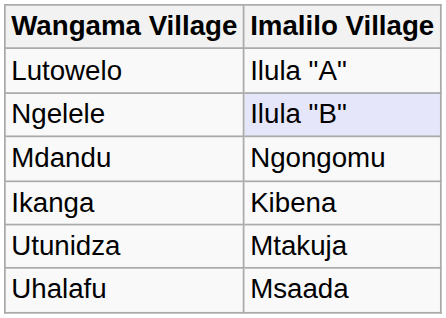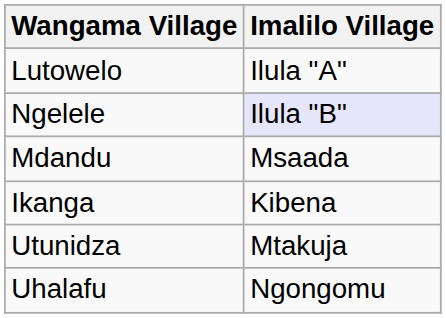(318, 158) Ngongomu -> (299, 158) Msaada
(299, 289) Msaada -> (318, 289) Ngongomu
